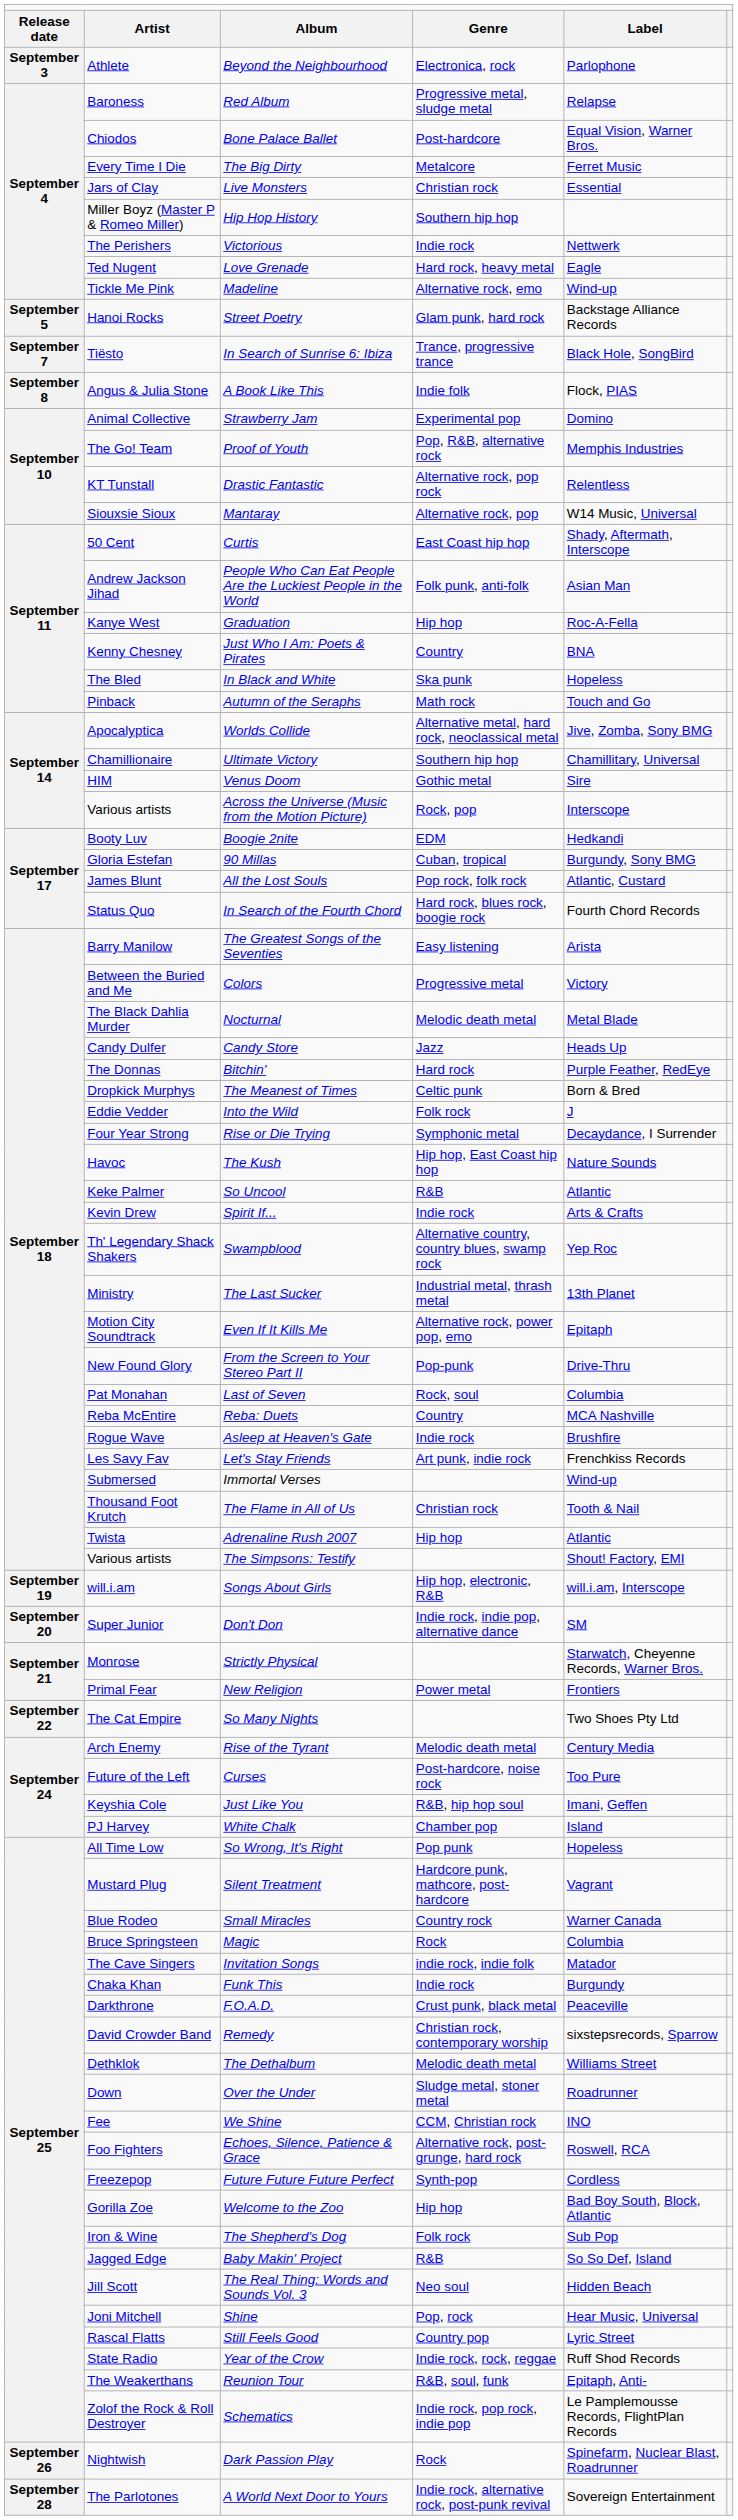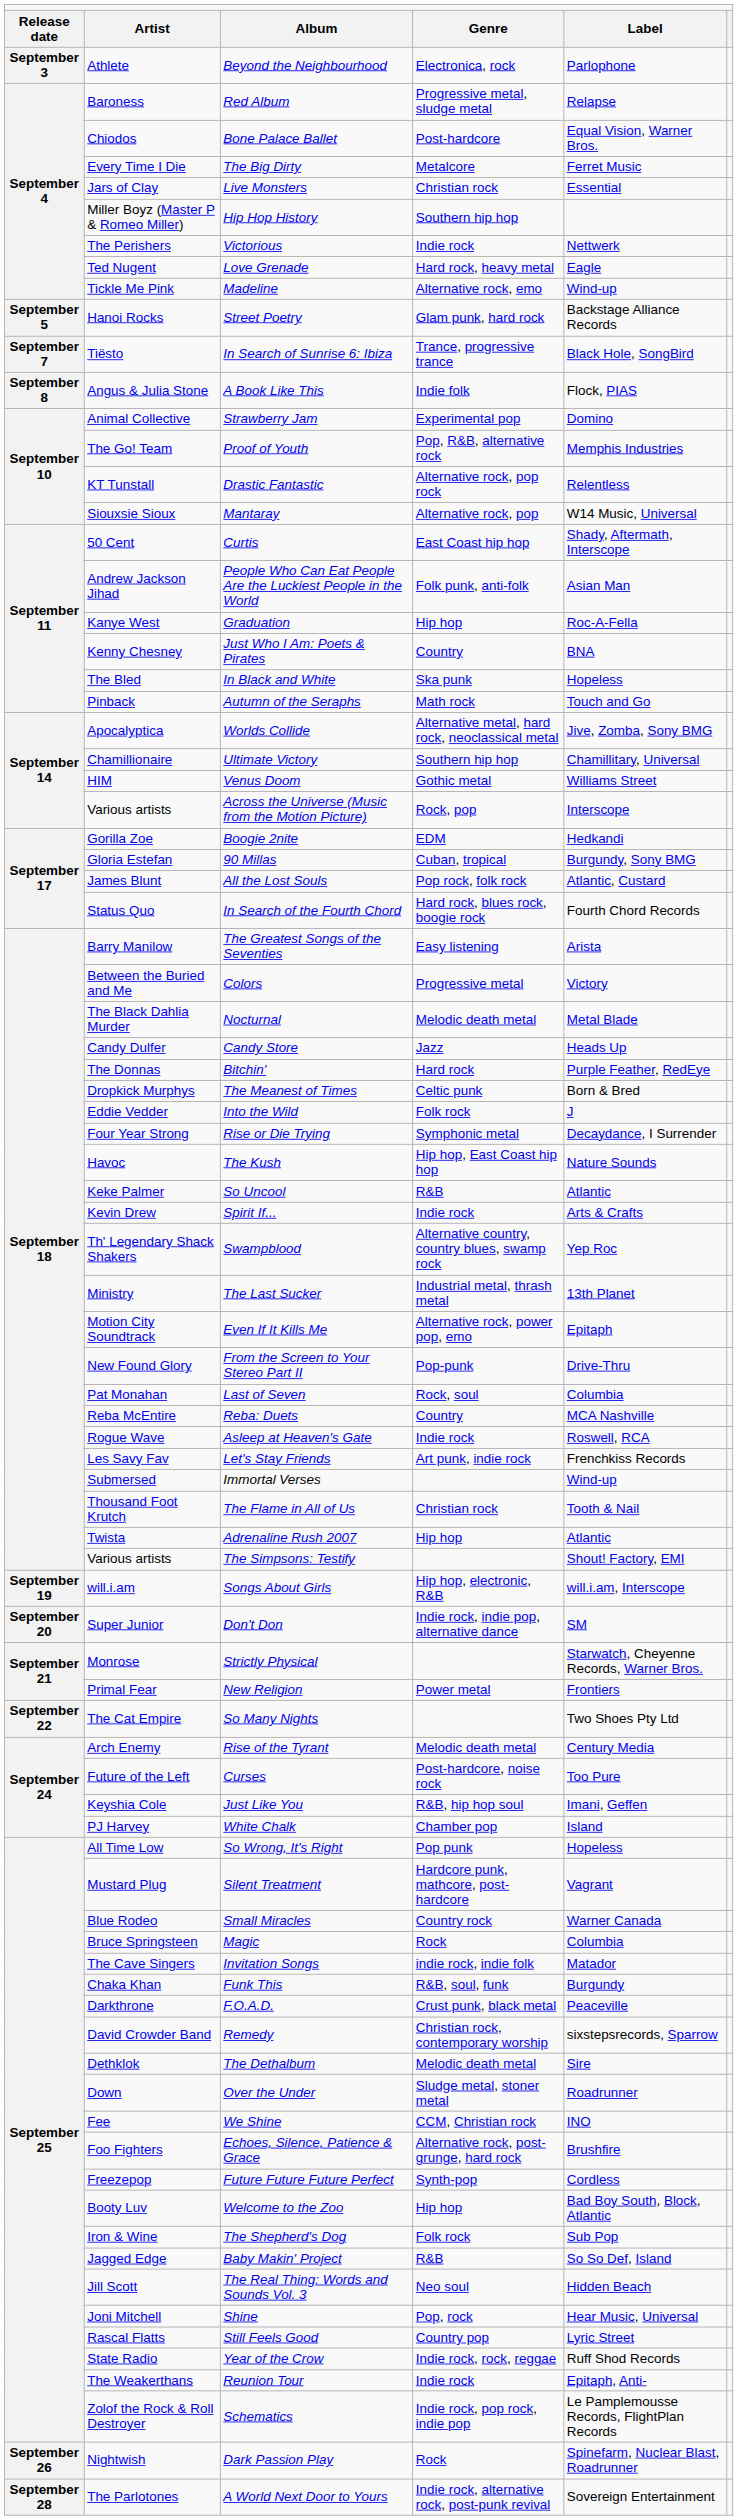(579, 781) Sire -> (612, 781) Williams Street
(117, 838) Booty Luv -> (120, 838) Gorilla Zoe
(594, 1437) Brushfire -> (608, 1437) Roswell, RCA
(445, 1984) Indie rock -> (462, 1984) R&B, soul, funk
(612, 2063) Williams Street -> (579, 2063) Sire
(608, 2150) Roswell, RCA -> (594, 2150) Brushfire
(120, 2208) Gorilla Zoe -> (117, 2208) Booty Luv
(462, 2380) R&B, soul, funk -> (445, 2380) Indie rock
